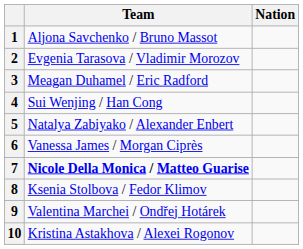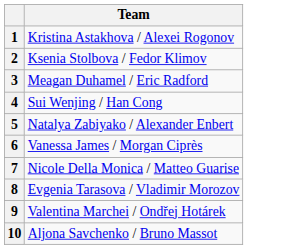- column: (275, 15)
(122, 37) Aljona Savchenko / Bruno Massot -> (131, 37) Kristina Astakhova / Alexei Rogonov
(134, 59) Evgenia Tarasova / Vladimir Morozov -> (117, 59) Ksenia Stolbova / Fedor Klimov
(138, 168) bold -> (133, 168) normal
(117, 189) Ksenia Stolbova / Fedor Klimov -> (134, 189) Evgenia Tarasova / Vladimir Morozov
(131, 233) Kristina Astakhova / Alexei Rogonov -> (122, 233) Aljona Savchenko / Bruno Massot
